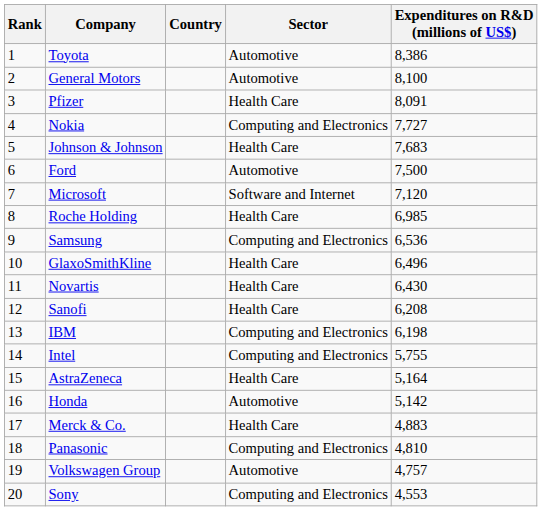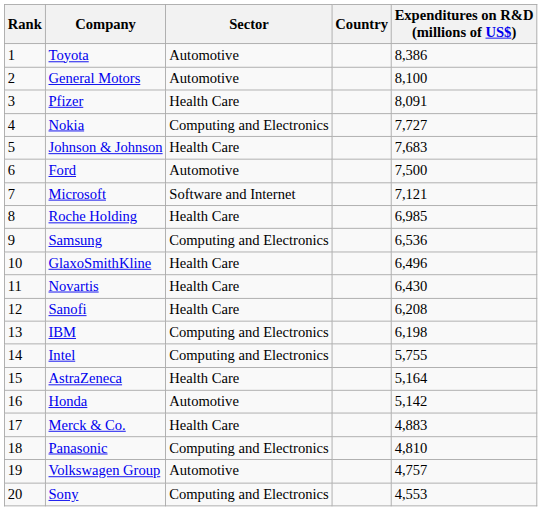columns swapped: (196, 24) <-> (308, 24)
(411, 194) 7,120 -> (411, 194) 7,121
